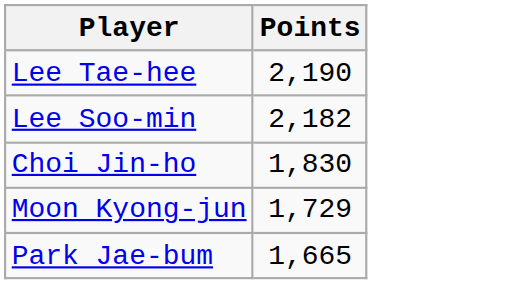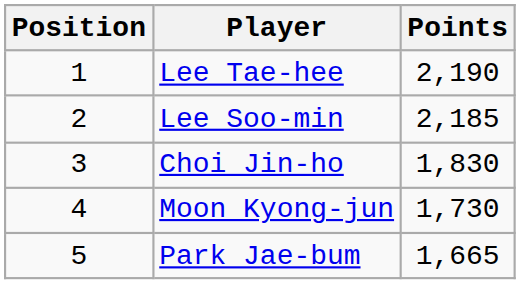+ column: (79, 28)
(310, 119) 2,182 -> (458, 119) 2,185
(310, 210) 1,729 -> (458, 210) 1,730
